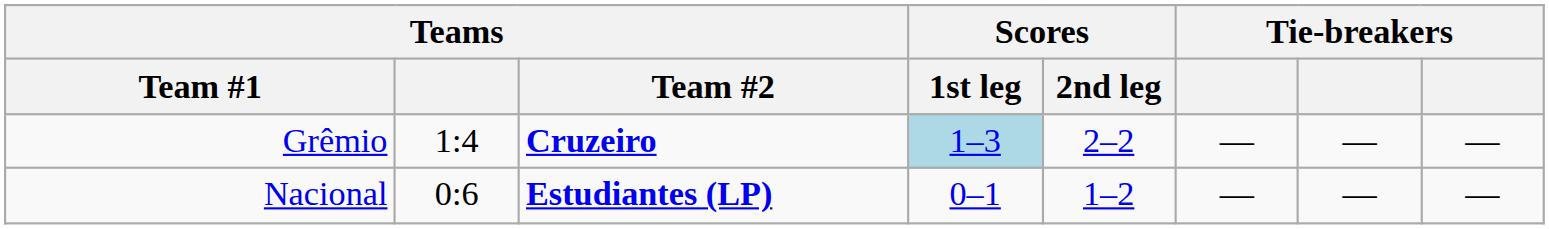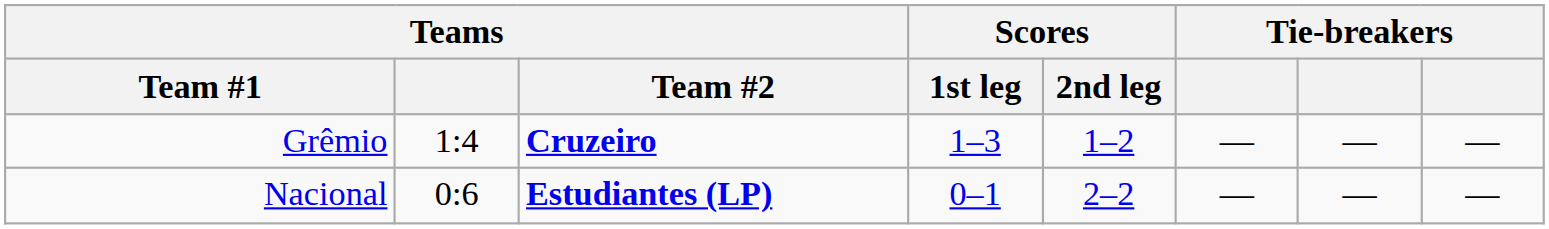(975, 140) lightblue background -> (975, 140) no background
(1109, 140) 2–2 -> (1109, 140) 1–2
(1109, 194) 1–2 -> (1109, 194) 2–2
